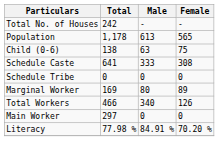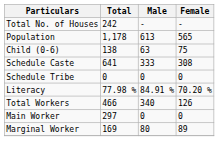rows swapped: (26, 129) <-> (43, 90)
